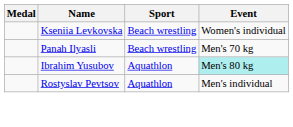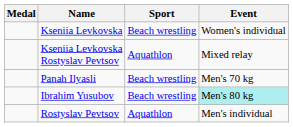+ row: (82, 54)
(150, 66) Aquathlon -> (162, 96) Beach wrestling
